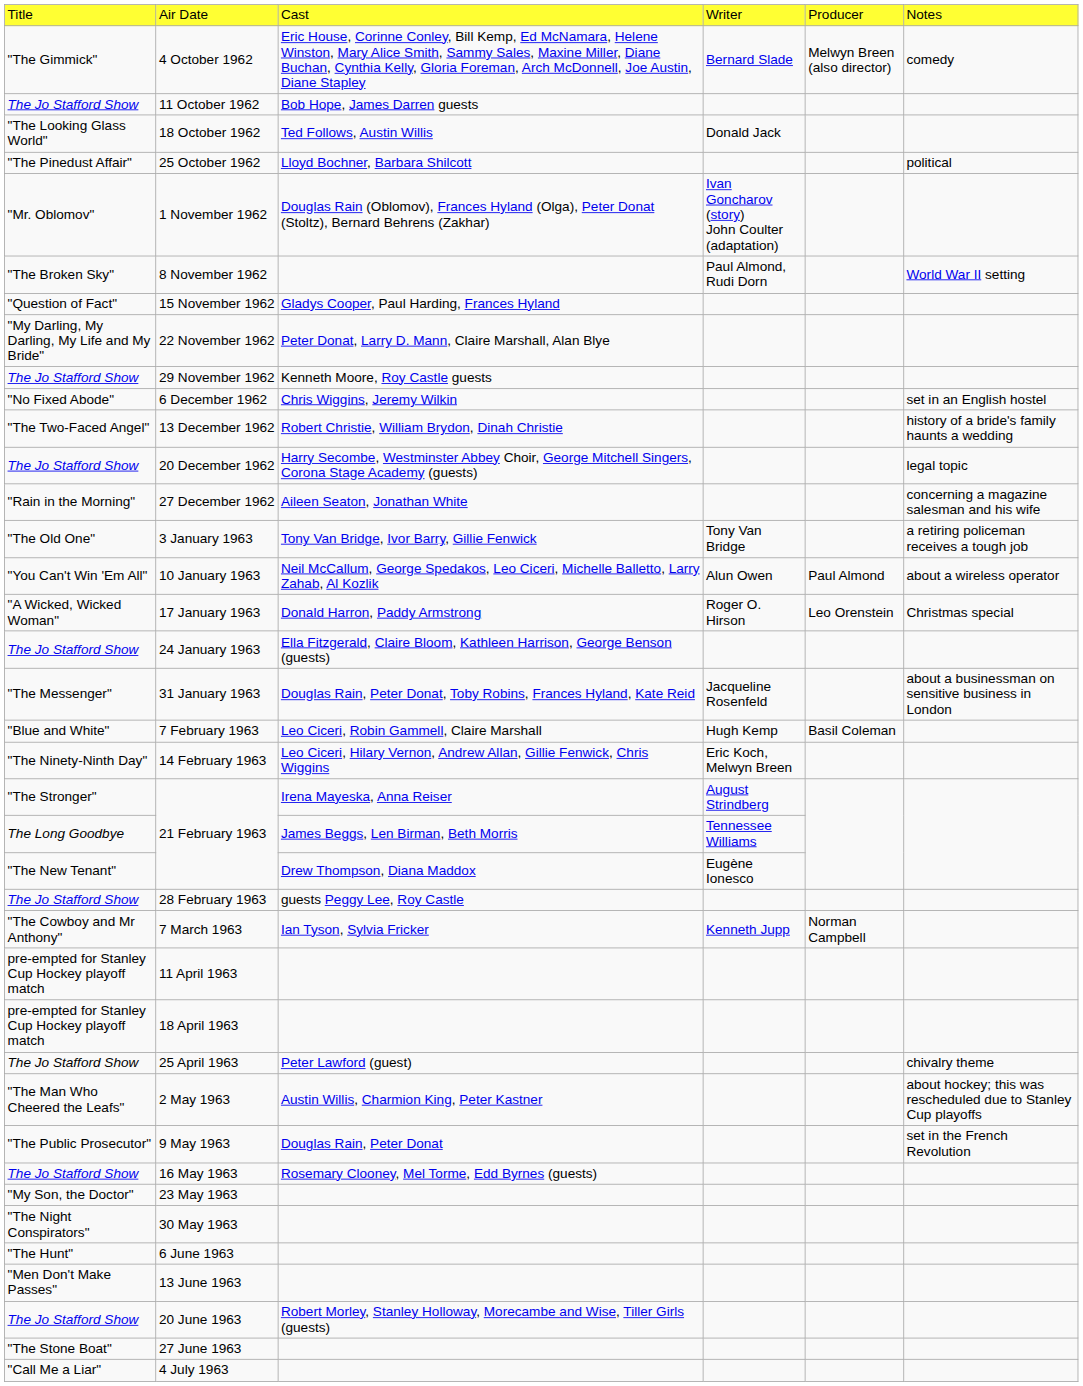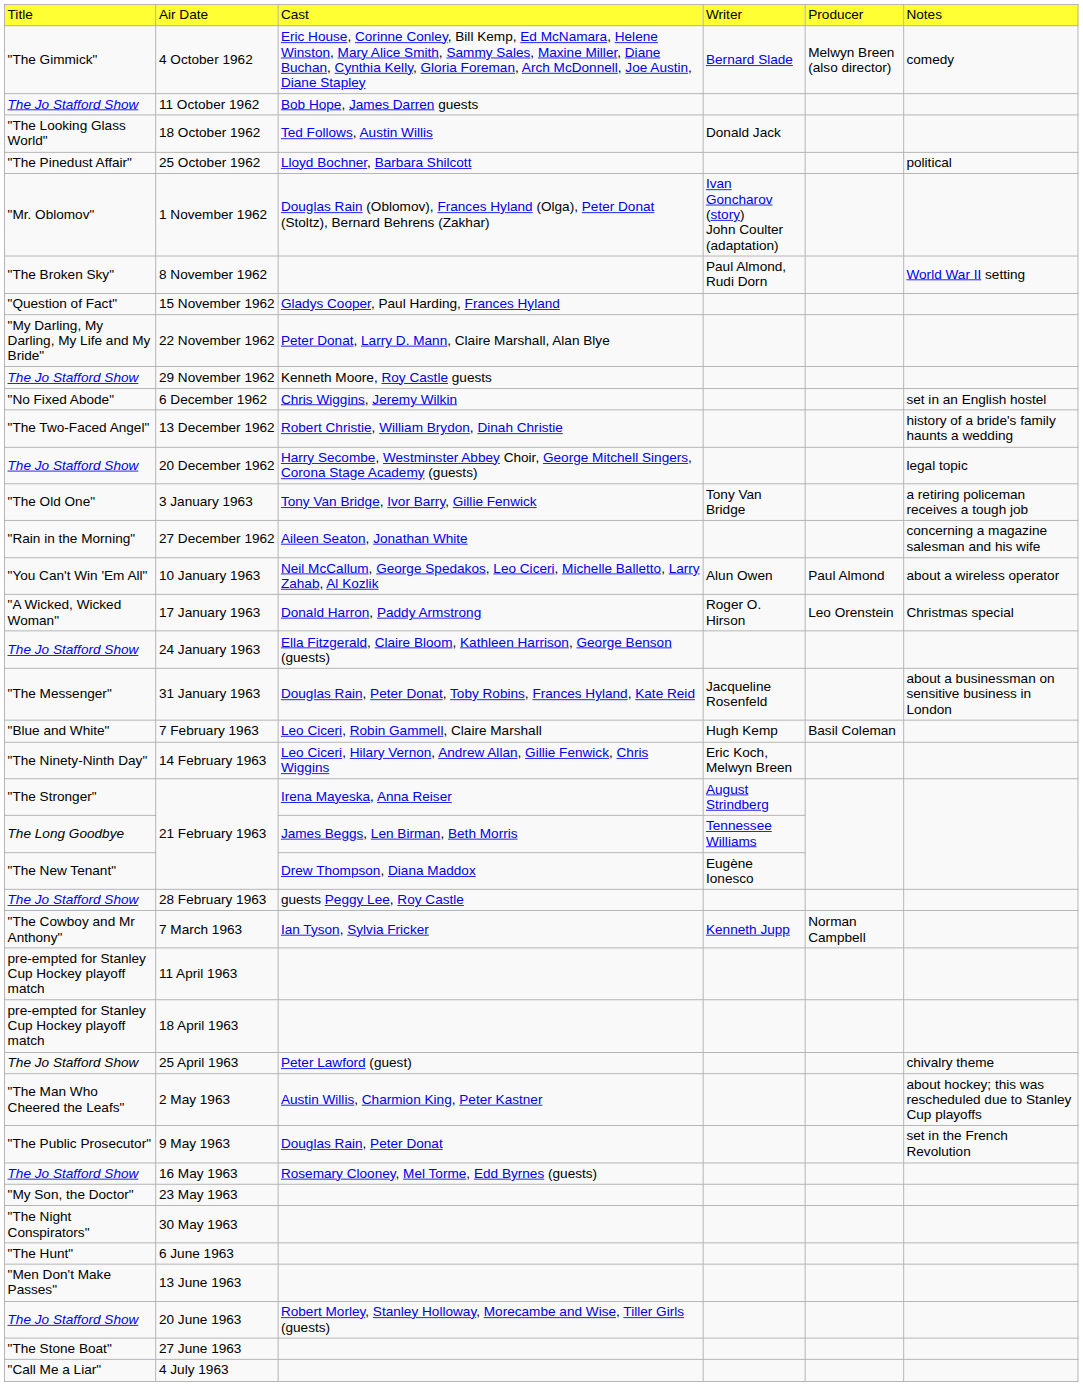rows swapped: (71, 502) <-> (51, 539)
